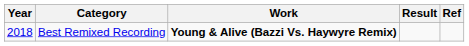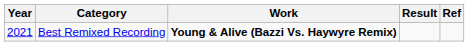(20, 31) 2018 -> (20, 31) 2021
